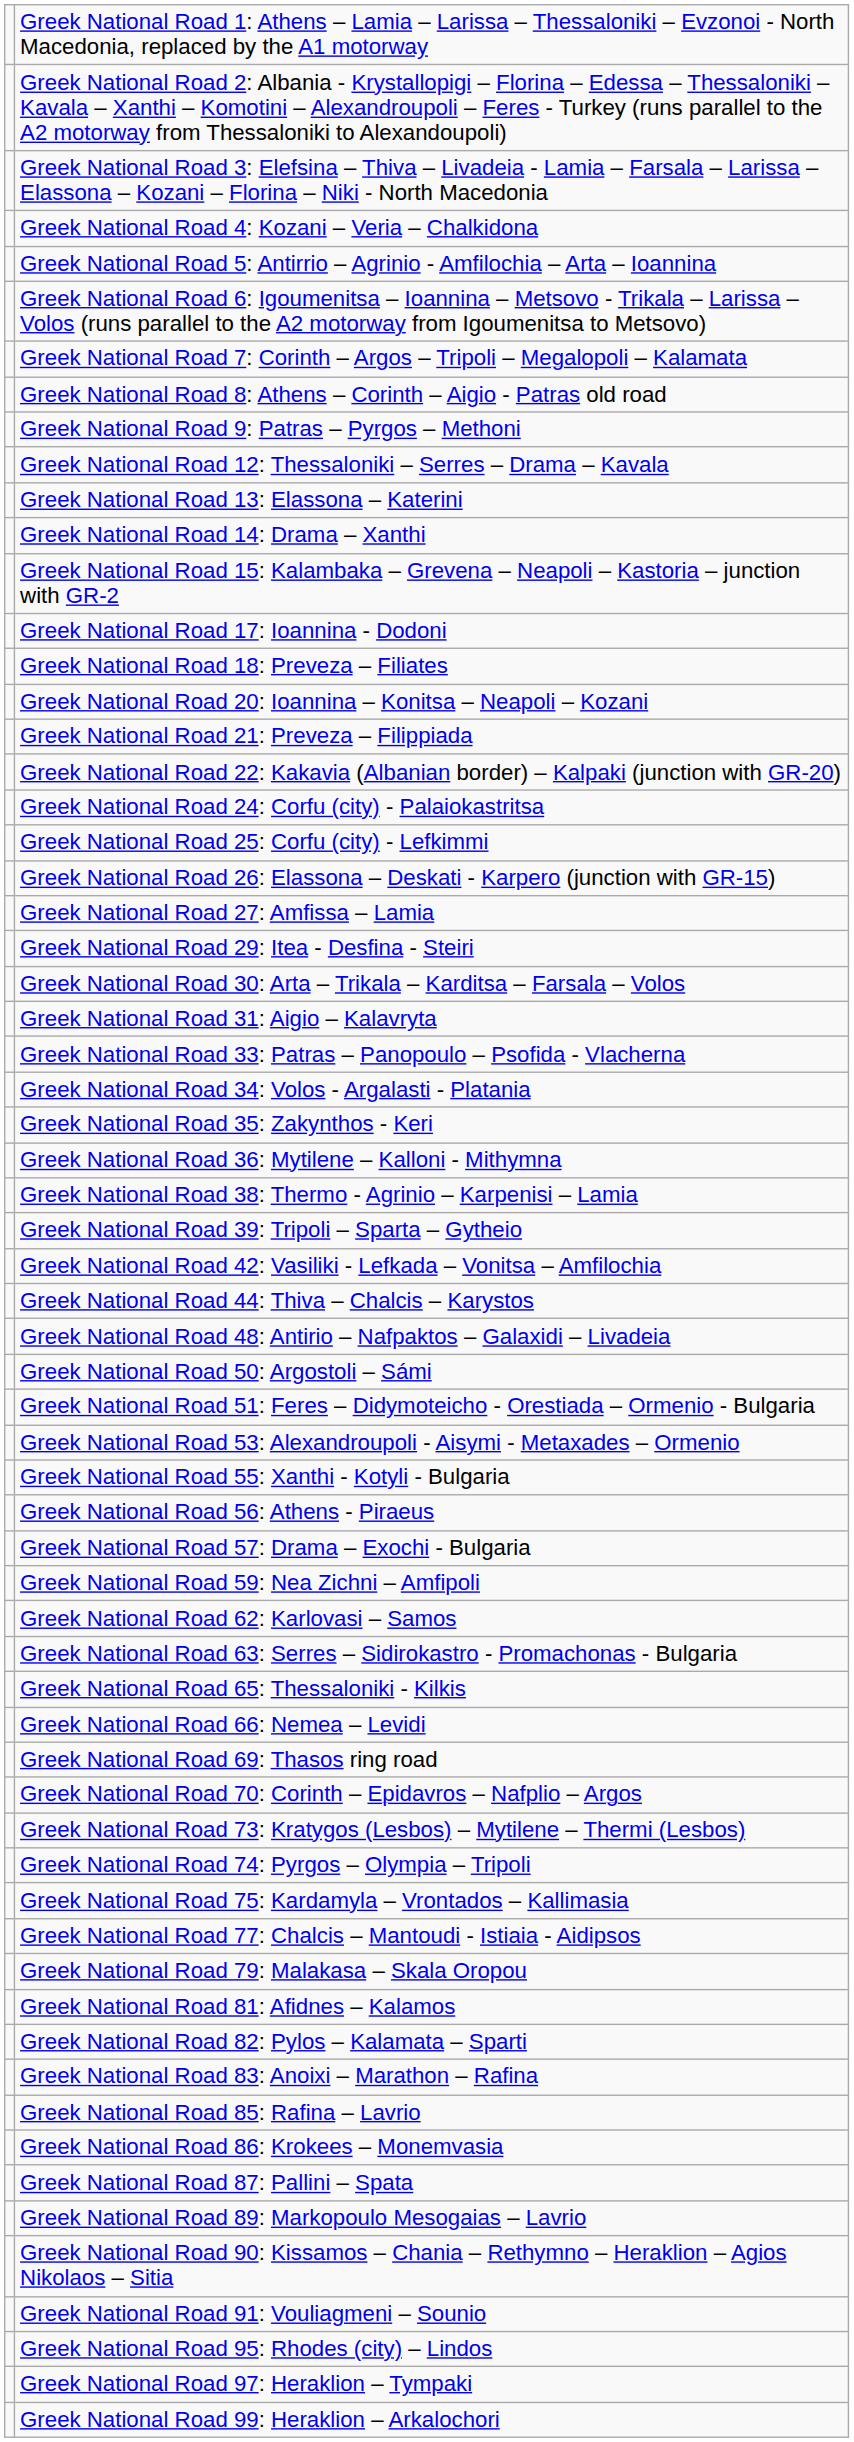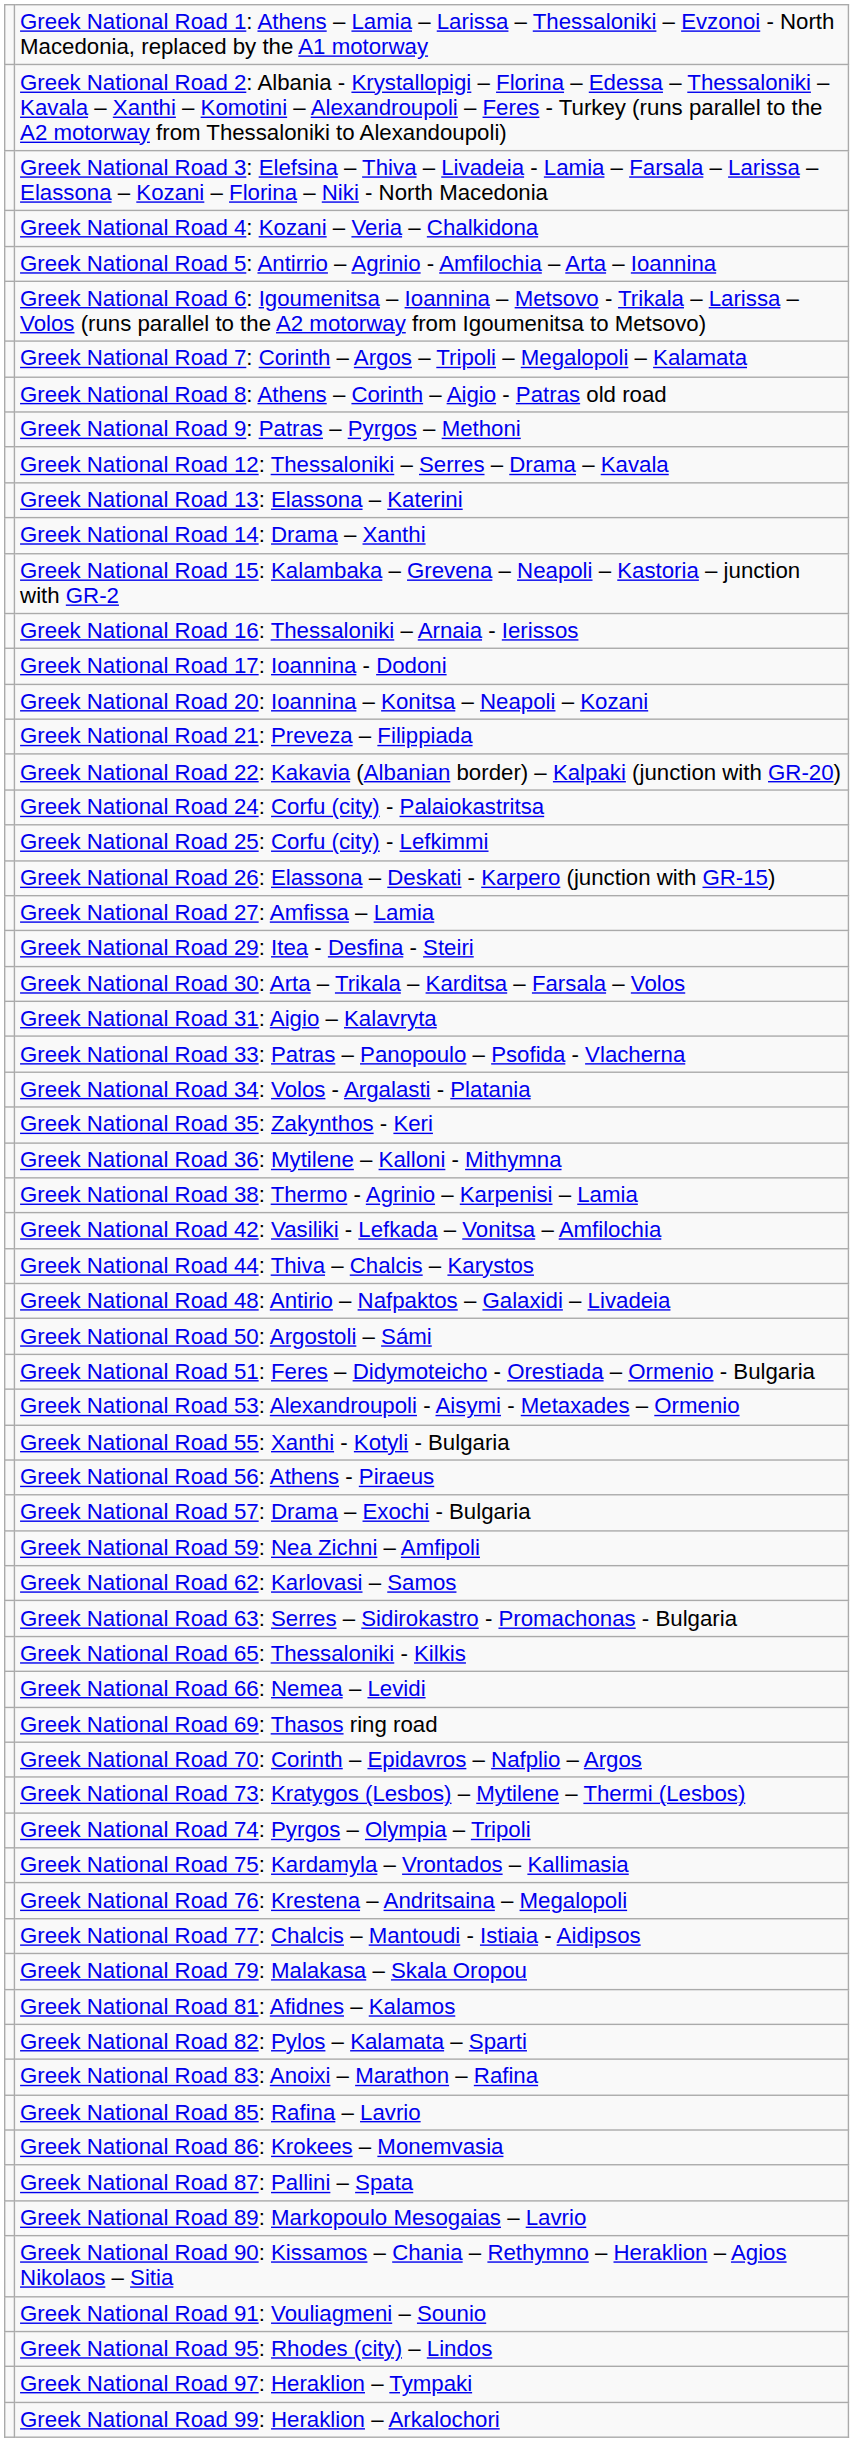+ row: (299, 630)
- row: (234, 666)
- row: (271, 1230)
+ row: (324, 1900)
